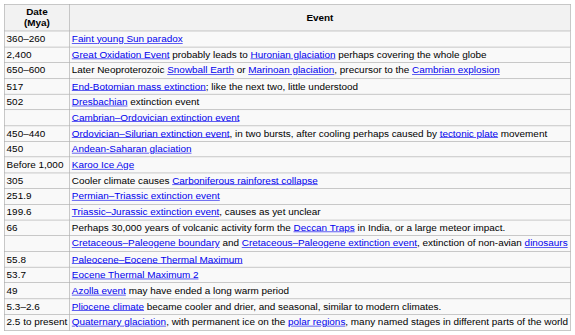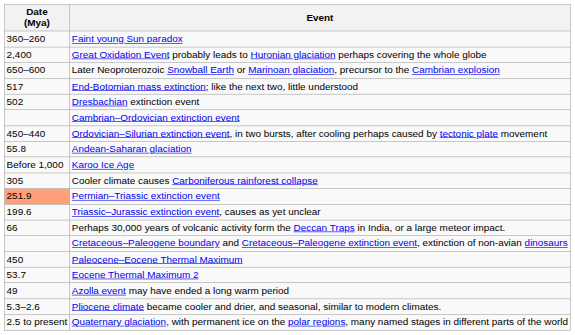(15, 149) 450 -> (16, 149) 55.8
(19, 196) no background -> (19, 196) lightsalmon background
(16, 259) 55.8 -> (15, 259) 450
